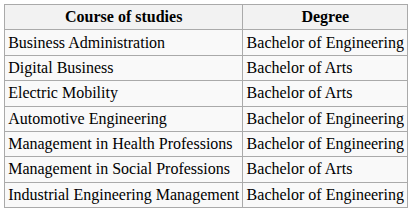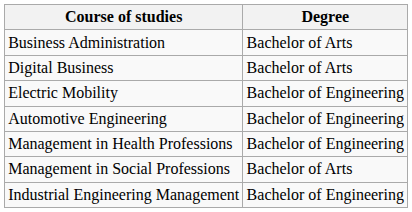(325, 42) Bachelor of Engineering -> (299, 42) Bachelor of Arts
(299, 93) Bachelor of Arts -> (325, 93) Bachelor of Engineering
